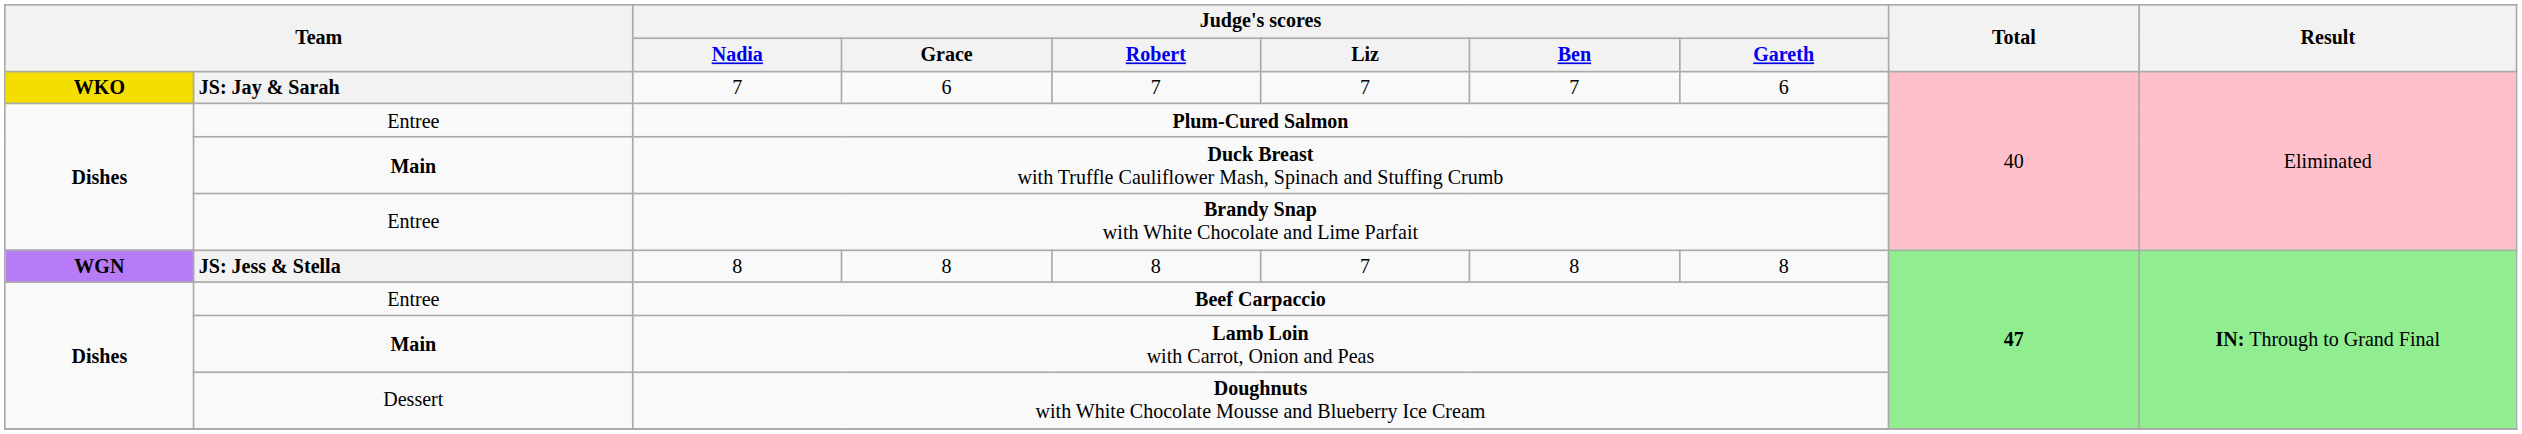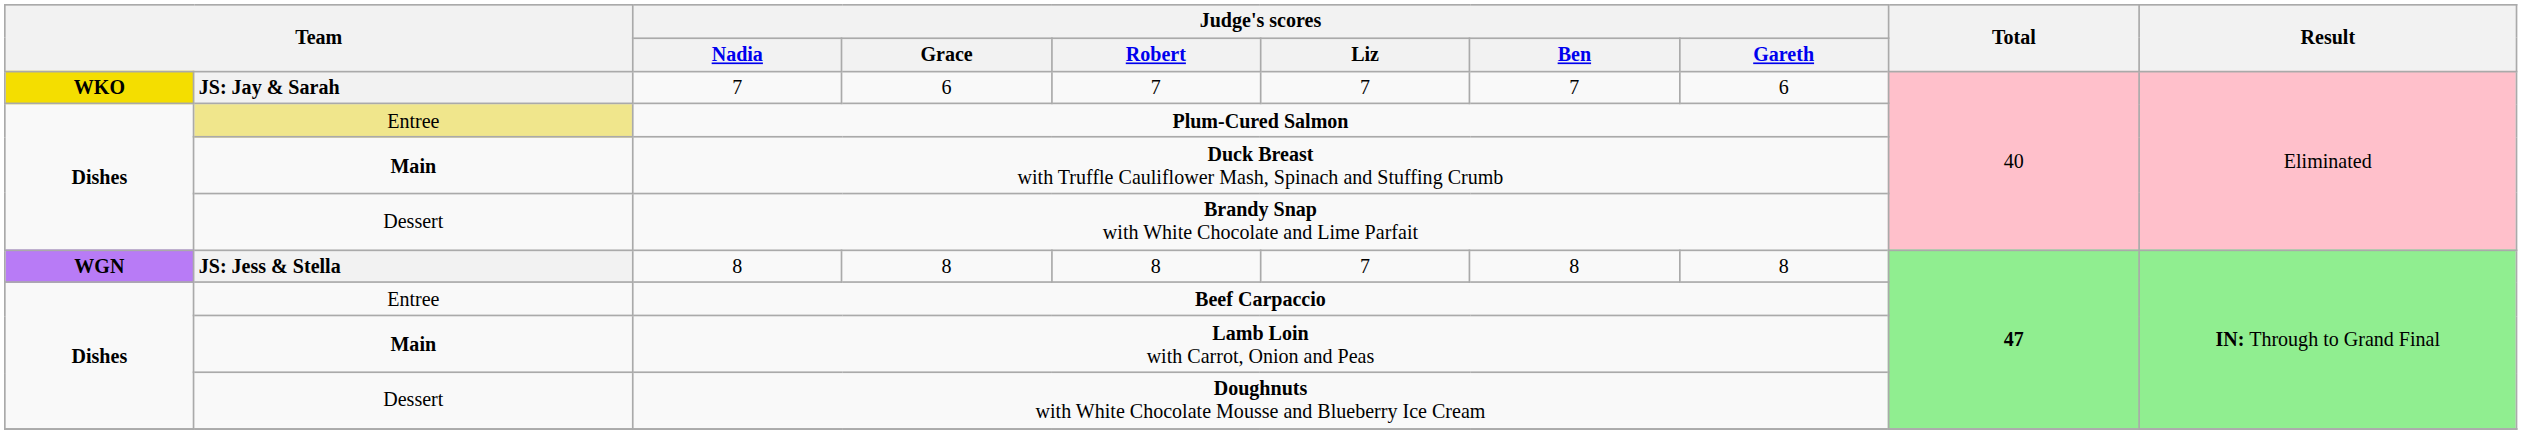(413, 120) no background -> (413, 120) khaki background
(413, 222) Entree -> (413, 222) Dessert
